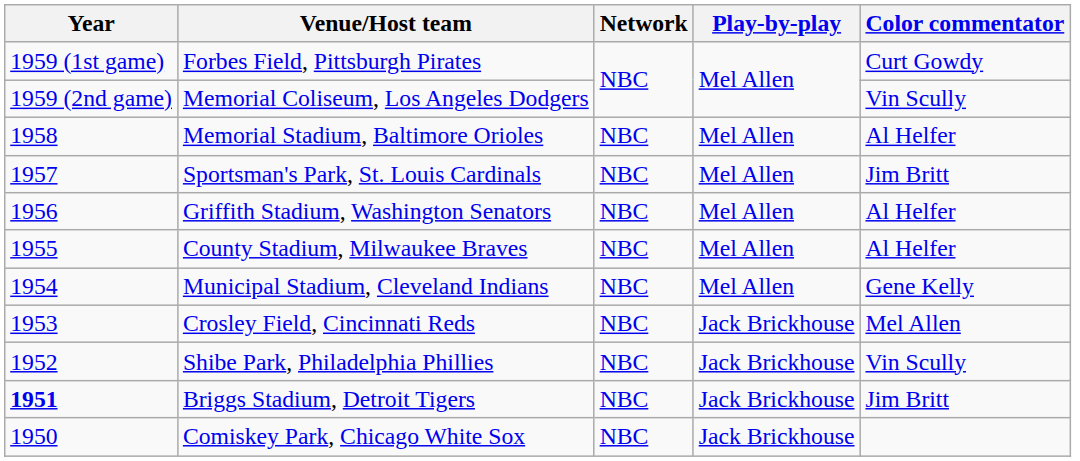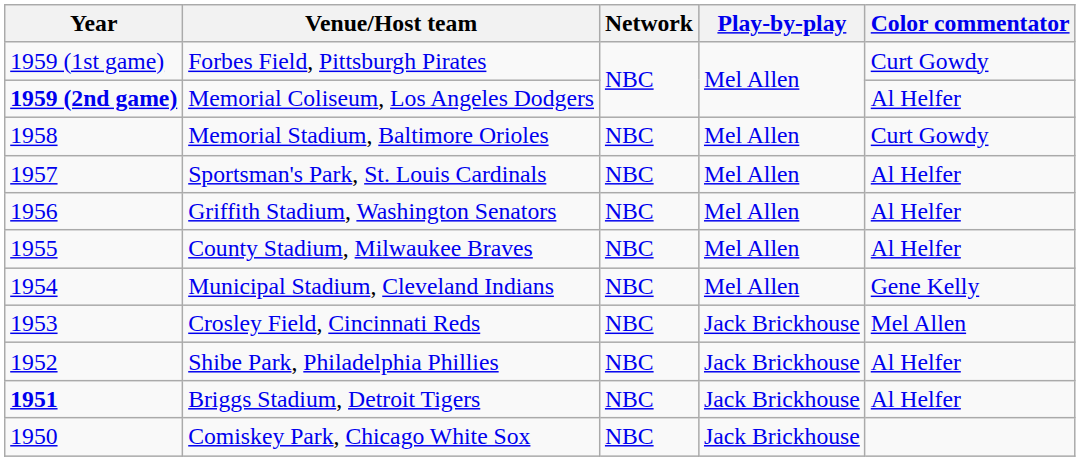(91, 98) normal -> (94, 98) bold
(916, 98) Vin Scully -> (916, 98) Al Helfer
(910, 135) Al Helfer -> (930, 135) Curt Gowdy
(907, 173) Jim Britt -> (916, 173) Al Helfer
(916, 361) Vin Scully -> (916, 361) Al Helfer
(907, 398) Jim Britt -> (916, 398) Al Helfer
